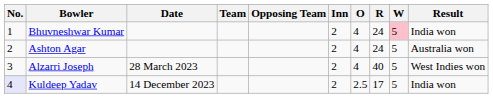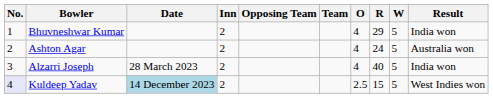columns swapped: (233, 13) <-> (340, 13)
(378, 31) 24 -> (378, 31) 29
(394, 31) pink background -> (394, 31) no background
(448, 66) West Indies won -> (433, 66) India won
(172, 84) no background -> (172, 84) lightblue background
(378, 84) 17 -> (378, 84) 15
(433, 84) India won -> (448, 84) West Indies won
